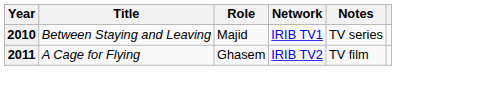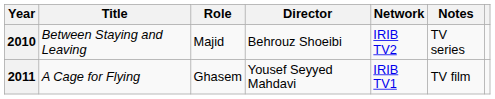+ column: (308, 14)
(297, 34) IRIB TV1 -> (386, 42) IRIB TV2
(297, 55) IRIB TV2 -> (386, 76) IRIB TV1
